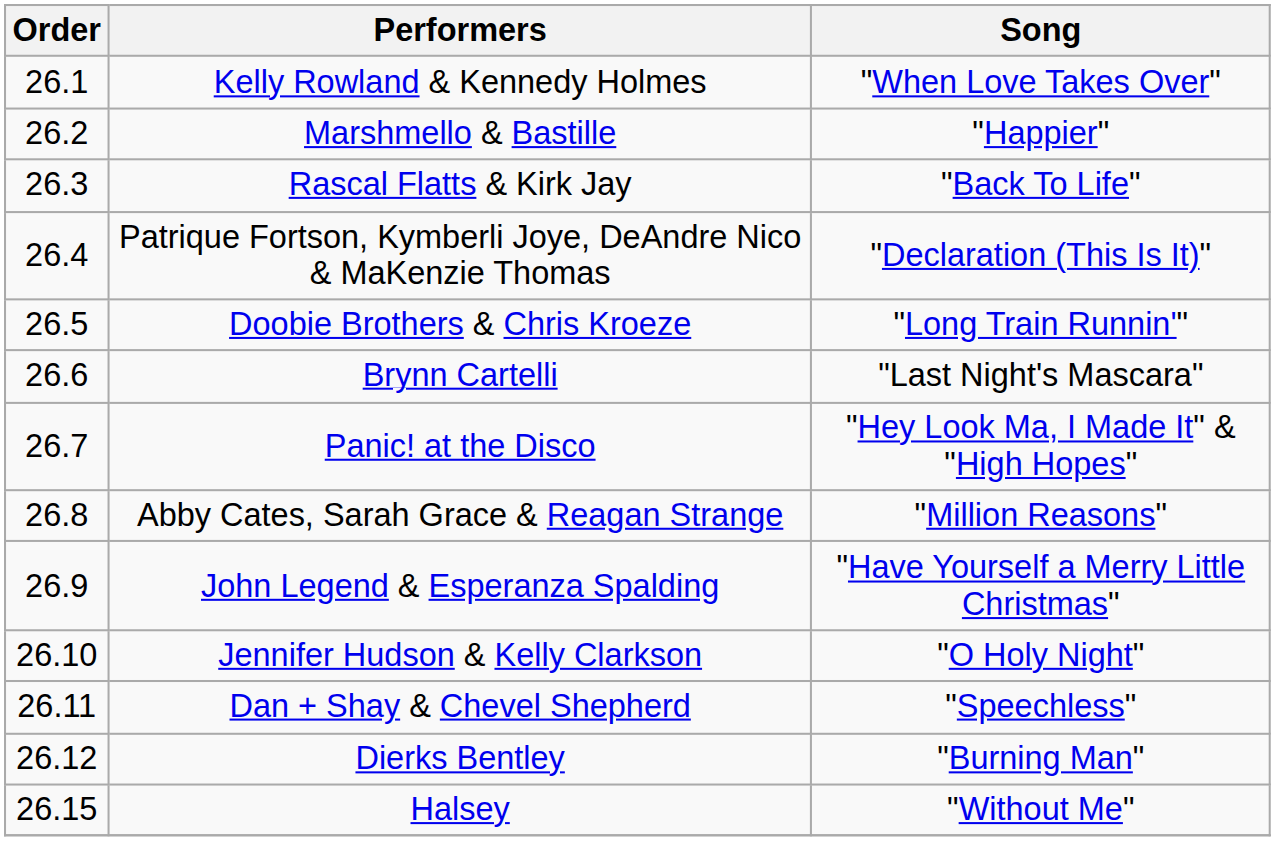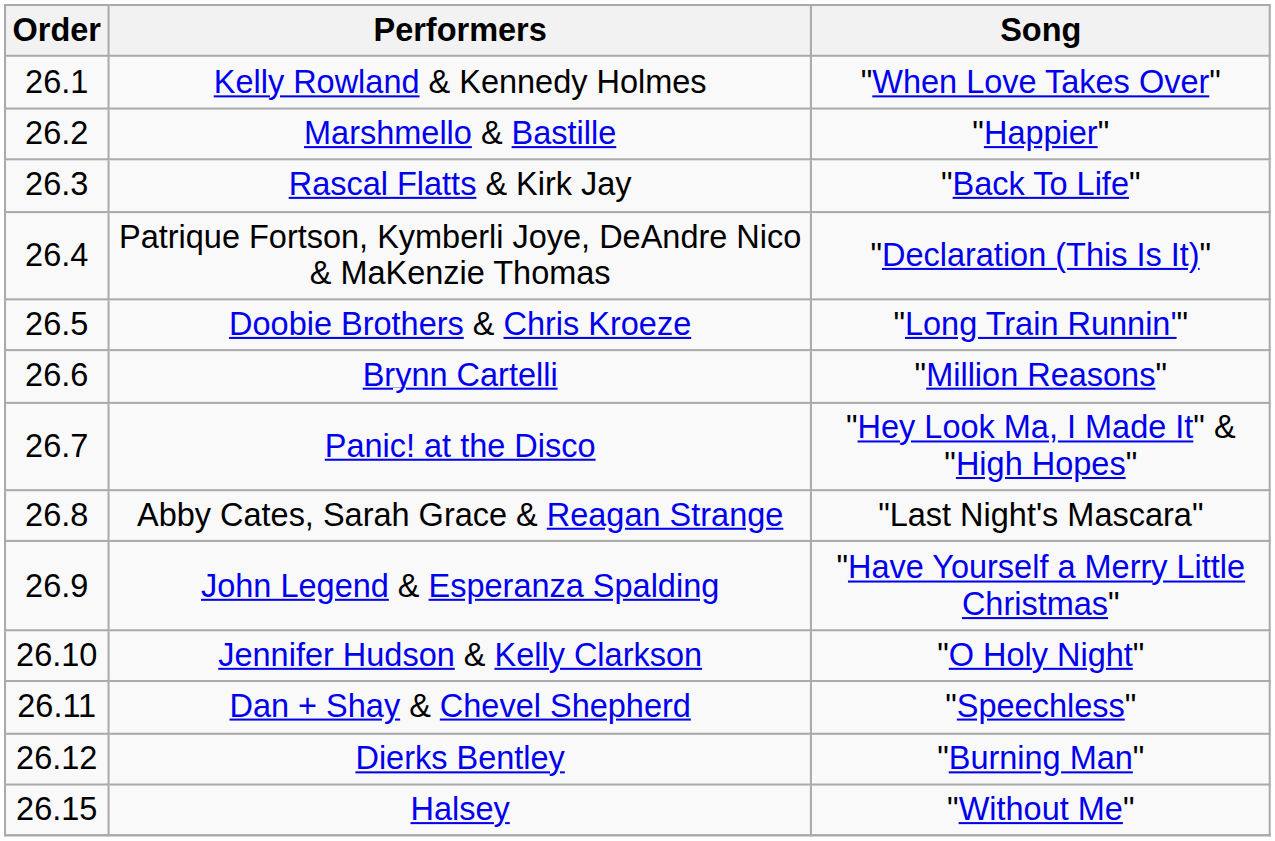(1041, 375) "Last Night's Mascara" -> (1041, 375) "Million Reasons"
(1041, 515) "Million Reasons" -> (1041, 515) "Last Night's Mascara"
